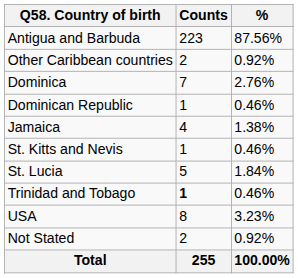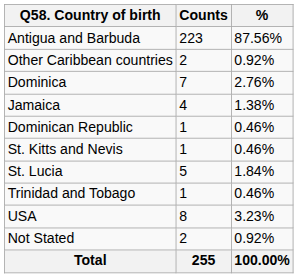rows swapped: (70, 104) <-> (34, 127)
(183, 194) bold -> (183, 194) normal
